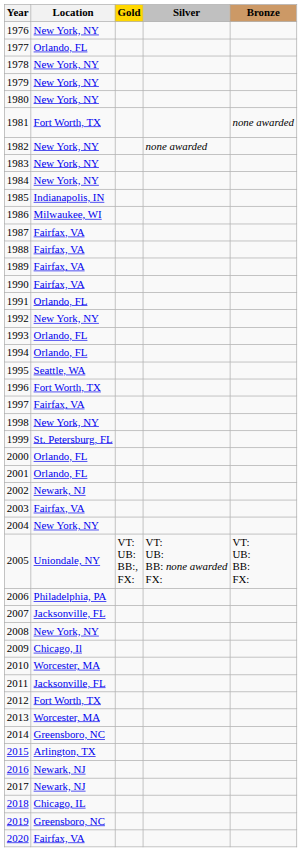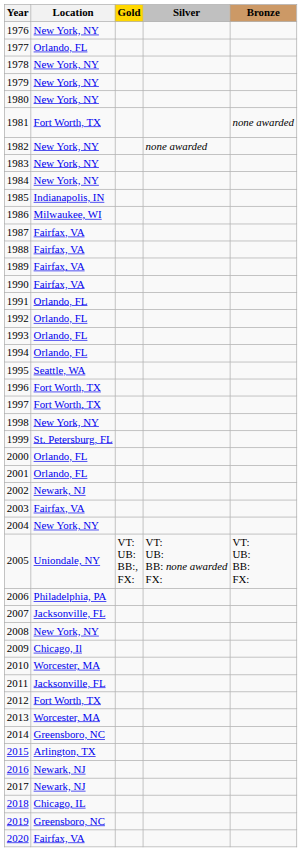(66, 318) New York, NY -> (61, 318) Orlando, FL
(59, 404) Fairfax, VA -> (67, 404) Fort Worth, TX
